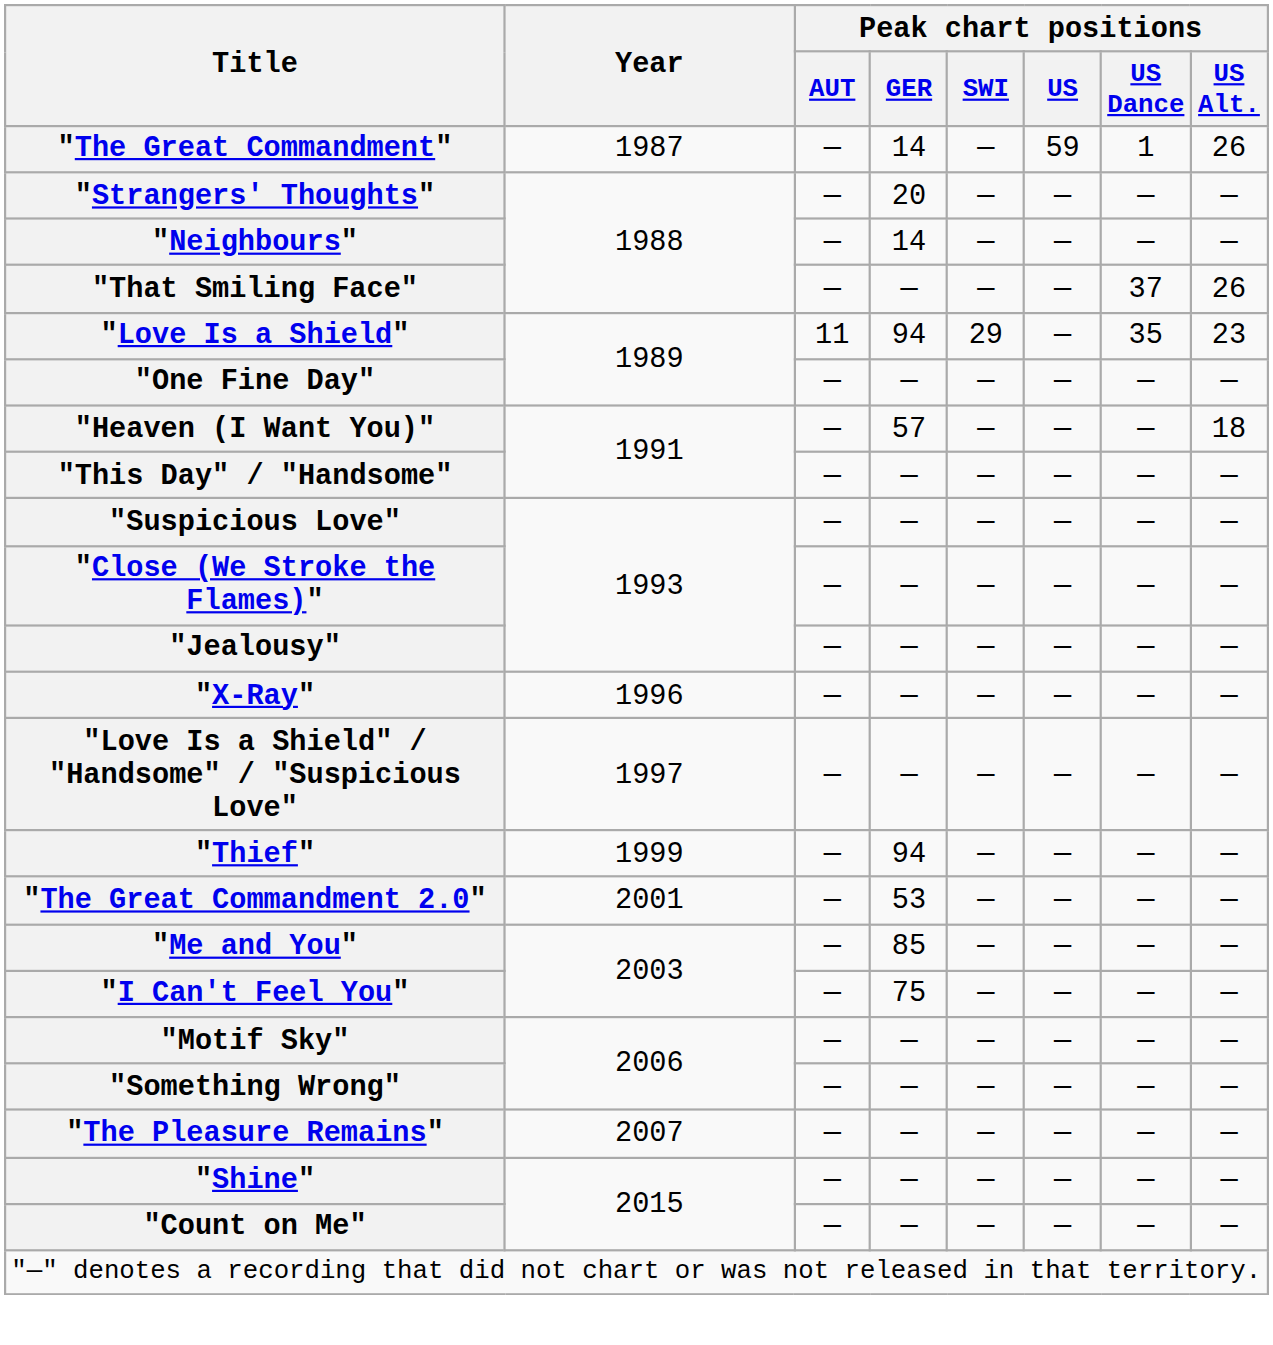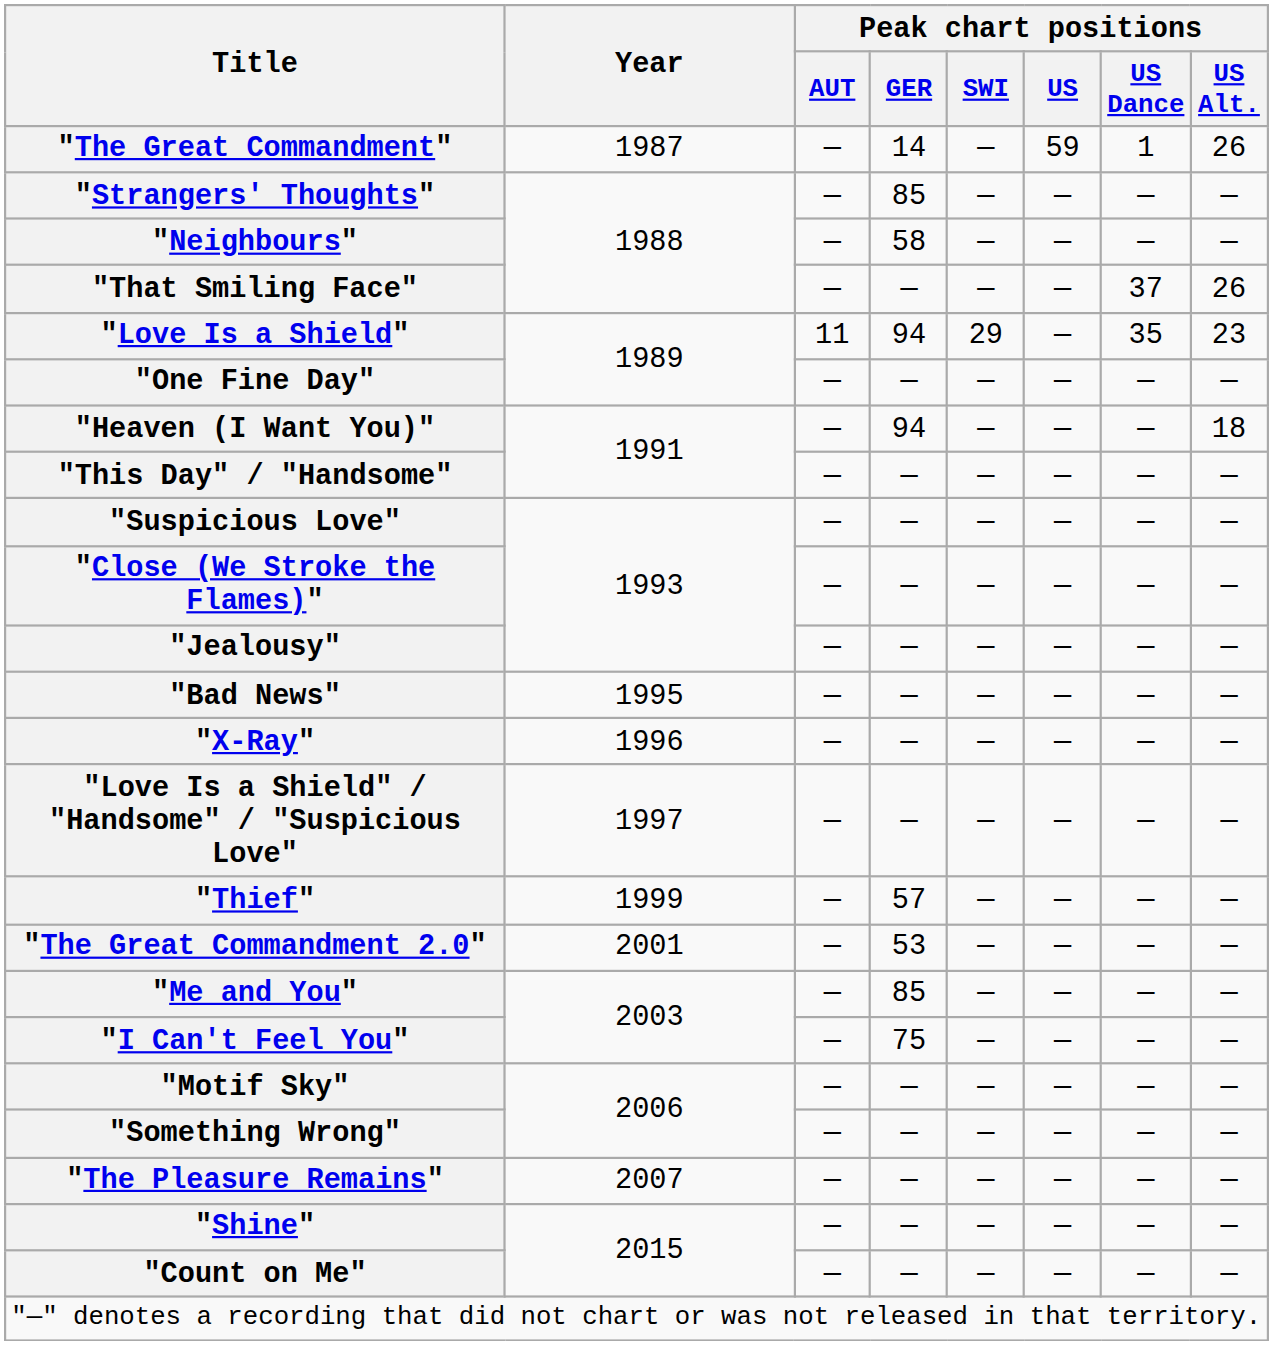(909, 196) 20 -> (909, 196) 85
(909, 242) 14 -> (909, 242) 58
(909, 429) 57 -> (909, 429) 94
+ row: (255, 695)
(909, 854) 94 -> (909, 901) 57
